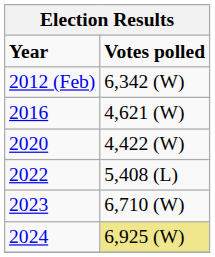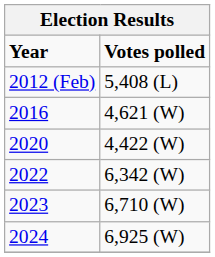(144, 81) 6,342 (W) -> (141, 81) 5,408 (L)
(141, 174) 5,408 (L) -> (144, 174) 6,342 (W)
(144, 236) khaki background -> (144, 236) no background
